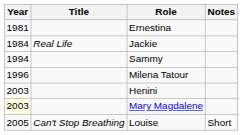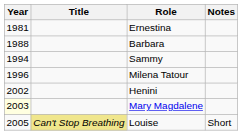- row: (143, 43)
+ row: (147, 43)
(18, 91) 2003 -> (18, 91) 2002
(79, 122) no background -> (79, 122) khaki background
